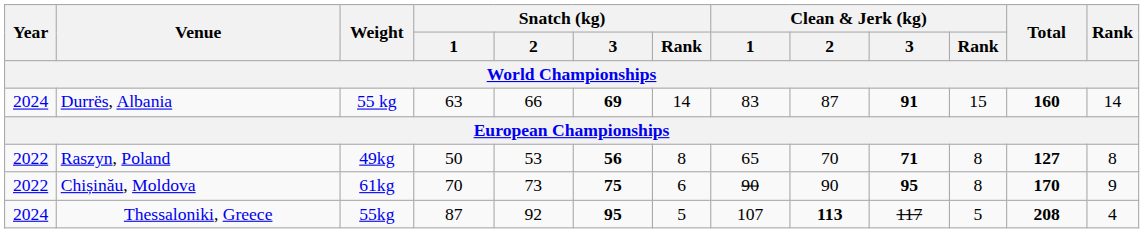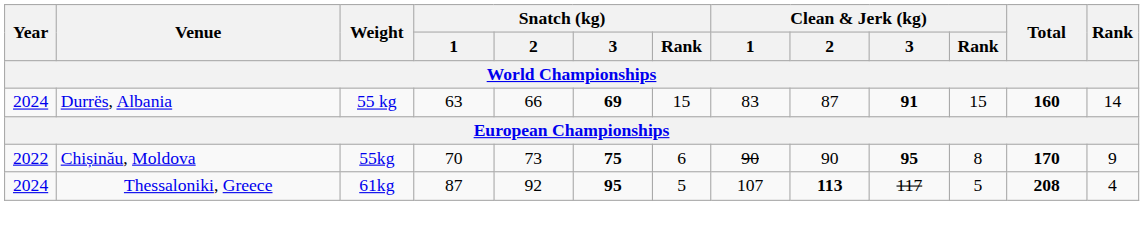(682, 102) 14 -> (682, 102) 15
- row: (115, 158)
(377, 185) 61kg -> (377, 158) 55kg
(377, 213) 55kg -> (377, 185) 61kg
